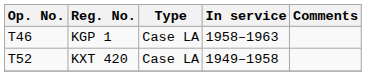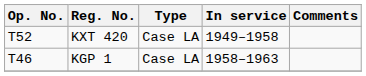rows swapped: (99, 60) <-> (91, 38)
